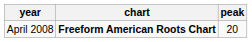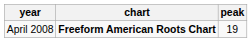(232, 29) 20 -> (232, 29) 19
